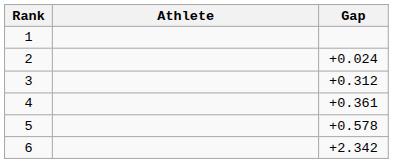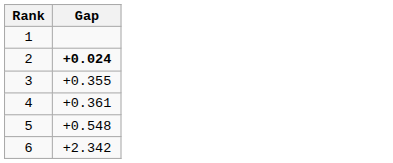- column: (186, 16)
(353, 60) normal -> (87, 60) bold
(353, 82) +0.312 -> (87, 82) +0.355
(353, 126) +0.578 -> (87, 126) +0.548
